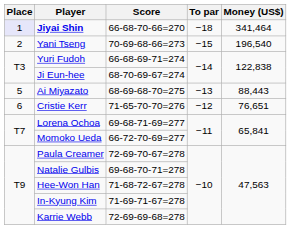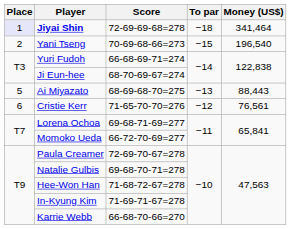(147, 28) 66-68-70-66=270 -> (147, 28) 72-69-69-68=278
(254, 106) 76,651 -> (254, 106) 76,561
(147, 216) 72-69-69-68=278 -> (147, 216) 66-68-70-66=270
